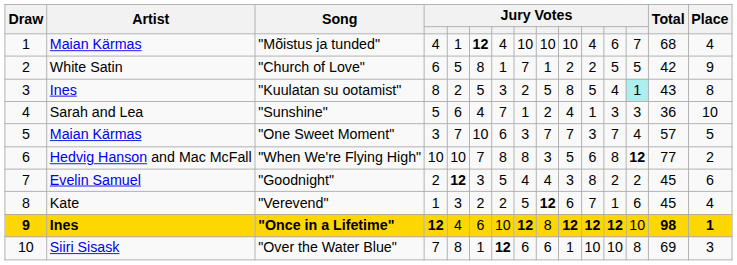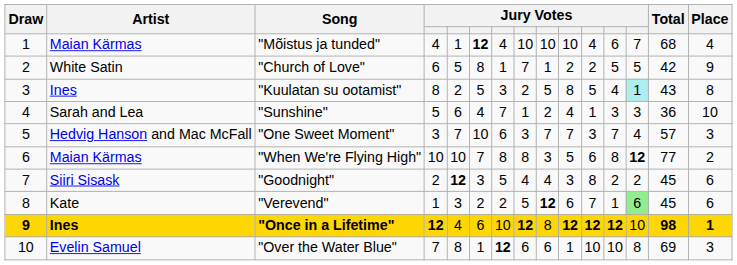(96, 135) Maian Kärmas -> (151, 135) Hedvig Hanson and Mac McFall
(710, 135) 5 -> (710, 135) 3
(151, 157) Hedvig Hanson and Mac McFall -> (96, 157) Maian Kärmas
(95, 180) Evelin Samuel -> (85, 180) Siiri Sisask
(637, 203) no background -> (637, 203) lightgreen background
(710, 203) 4 -> (710, 203) 6
(85, 248) Siiri Sisask -> (95, 248) Evelin Samuel
